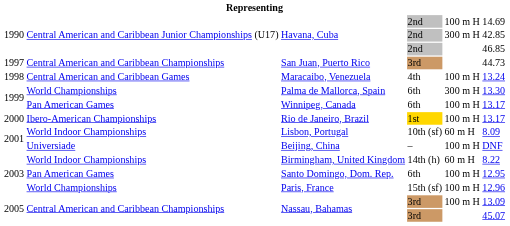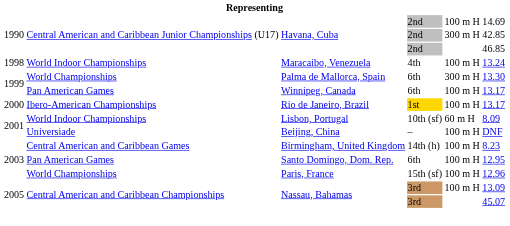- row: (326, 63)
(108, 77) Central American and Caribbean Games -> (86, 63) World Indoor Championships
(86, 160) World Indoor Championships -> (108, 146) Central American and Caribbean Games
(460, 160) 60 m H -> (462, 146) 100 m H
(491, 160) 8.22 -> (491, 146) 8.23
